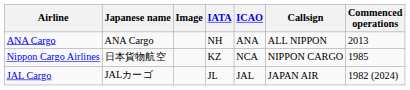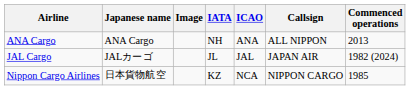rows swapped: (29, 75) <-> (53, 57)
